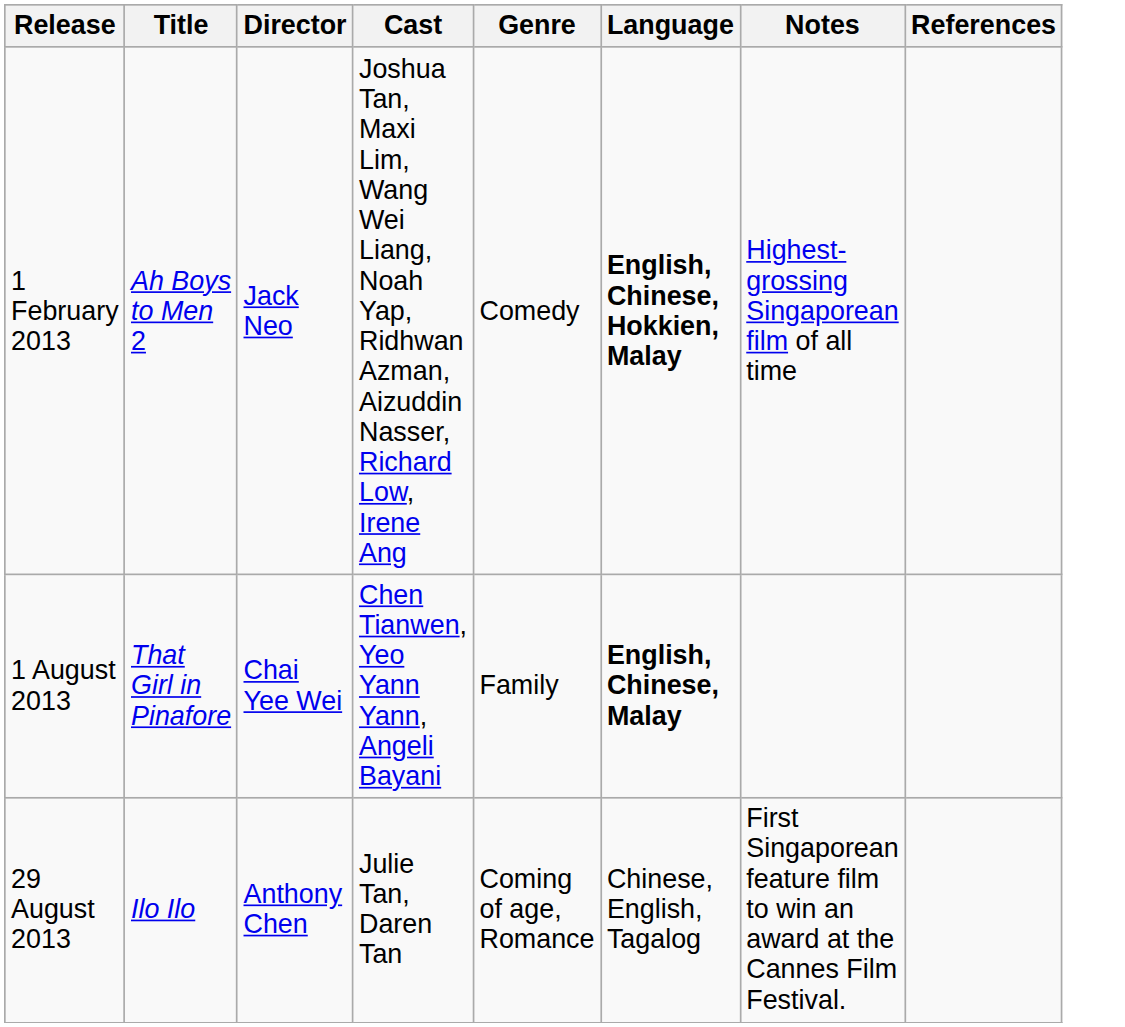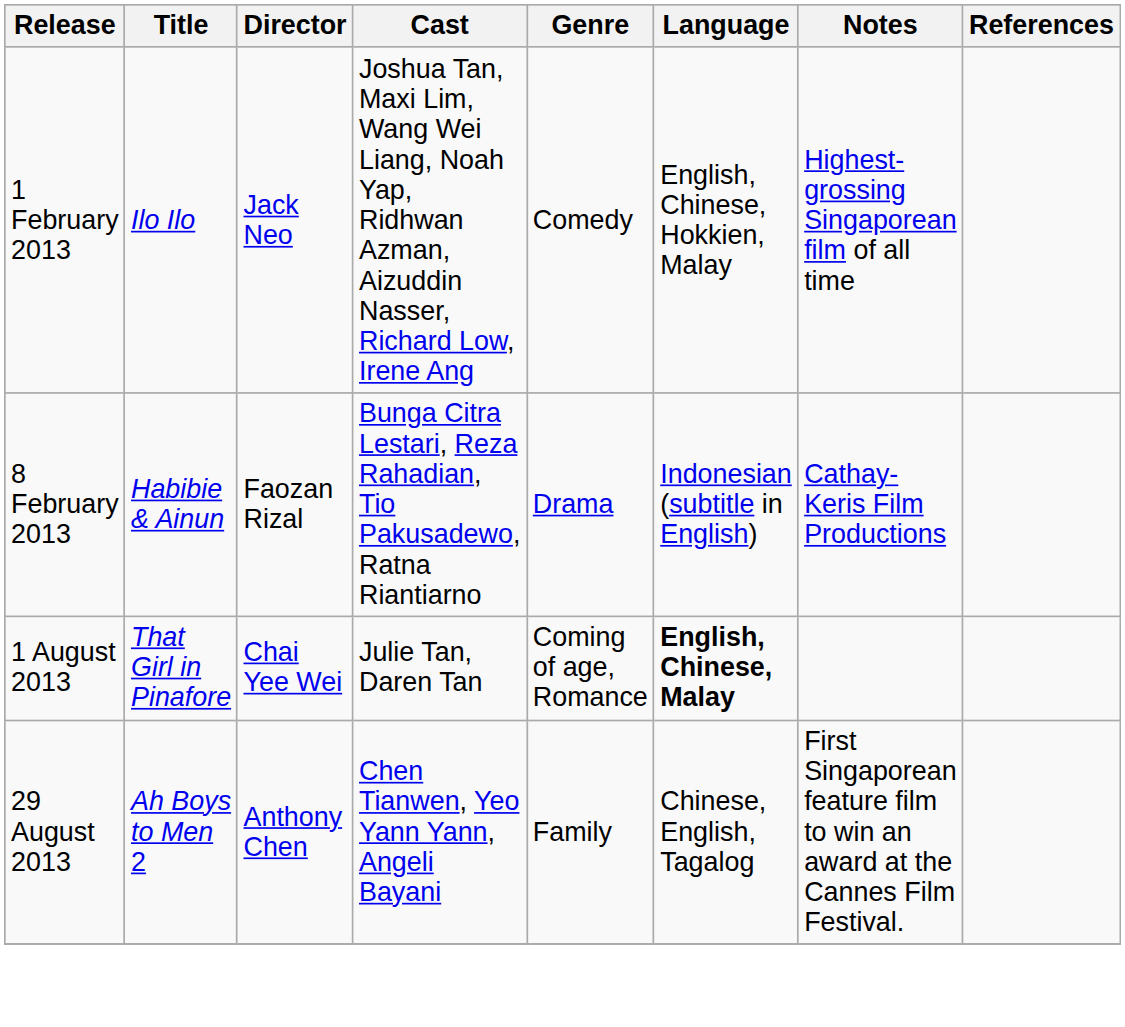(181, 310) Ah Boys to Men 2 -> (163, 219) Ilo Ilo
(663, 310) bold -> (713, 219) normal
+ row: (65, 504)
(413, 685) Chen Tianwen, Yeo Yann Yann, Angeli Bayani -> (421, 667) Julie Tan, Daren Tan
(519, 685) Family -> (590, 667) Coming of age, Romance
(163, 909) Ilo Ilo -> (181, 831) Ah Boys to Men 2
(396, 909) Julie Tan, Daren Tan -> (439, 831) Chen Tianwen, Yeo Yann Yann, Angeli Bayani
(537, 909) Coming of age, Romance -> (572, 831) Family
